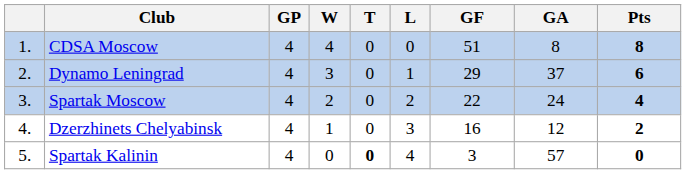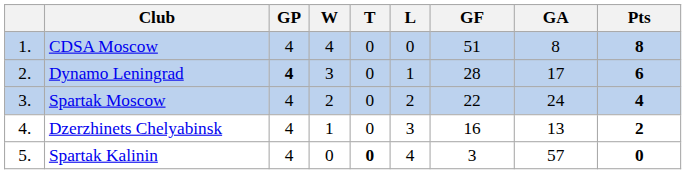(289, 73) normal -> (289, 73) bold
(472, 73) 29 -> (472, 73) 28
(556, 73) 37 -> (556, 73) 17
(556, 127) 12 -> (556, 127) 13
